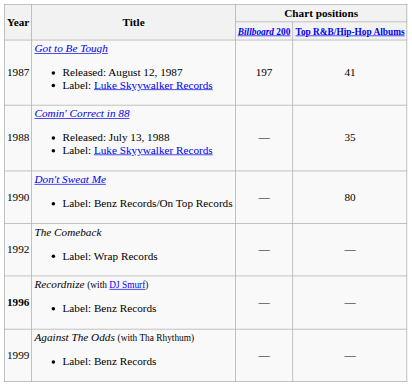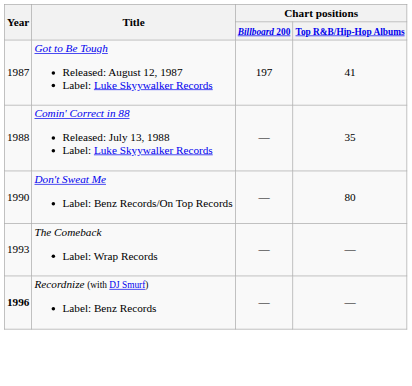(18, 249) 1992 -> (18, 249) 1993
- row: (134, 350)
